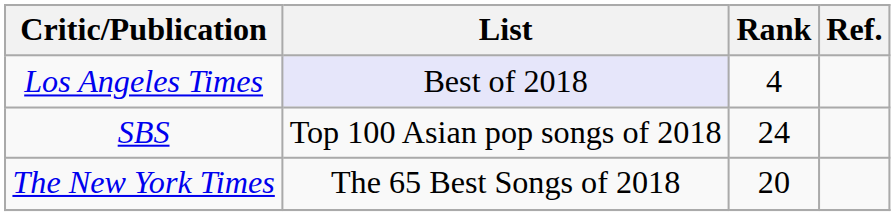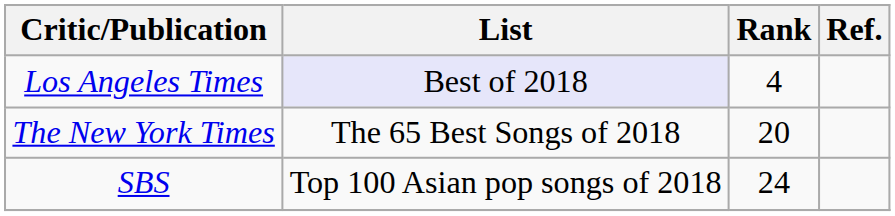rows swapped: (144, 183) <-> (144, 132)
